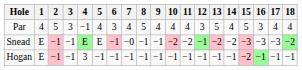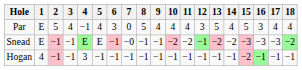(41, 27) 4 -> (41, 27) E
(70, 27) 3 -> (70, 27) 4
(129, 27) 4 -> (129, 27) 0
(41, 57) E -> (41, 57) 4
